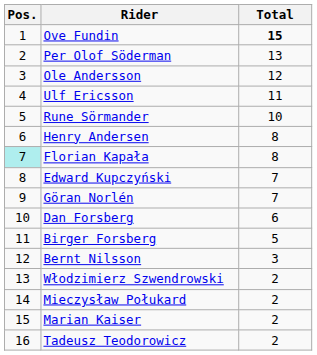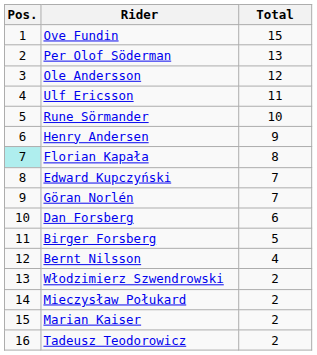(275, 35) bold -> (275, 35) normal
(275, 137) 8 -> (275, 137) 9
(275, 259) 3 -> (275, 259) 4
